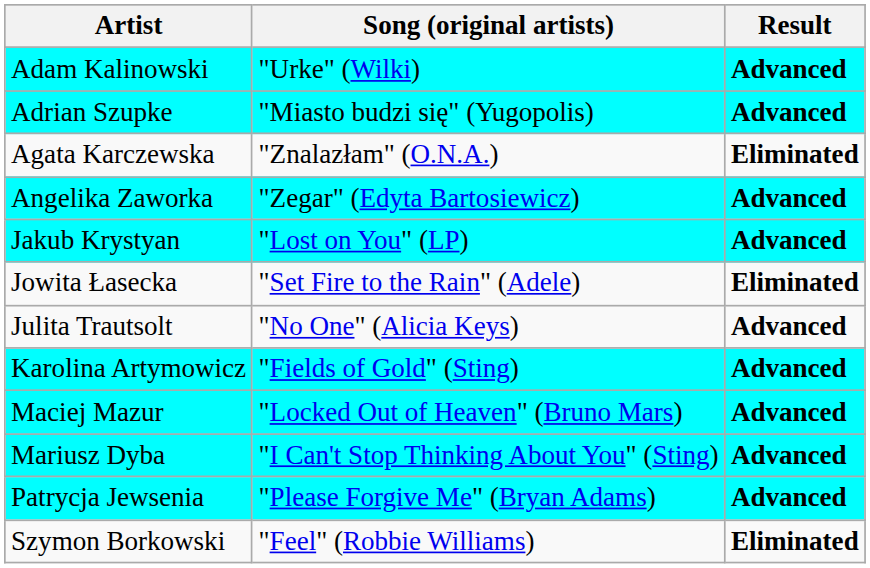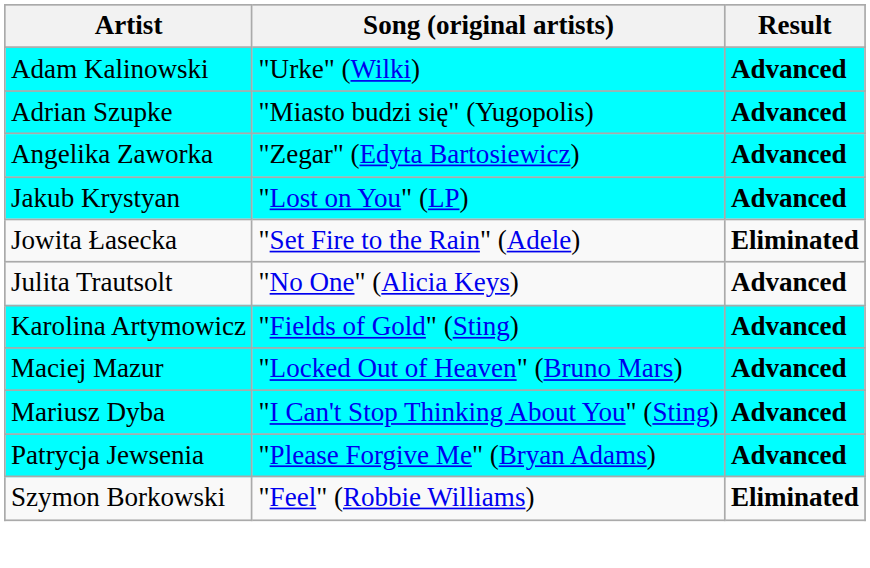- row: (113, 154)
